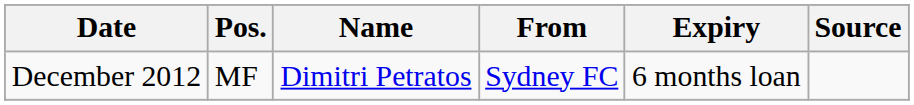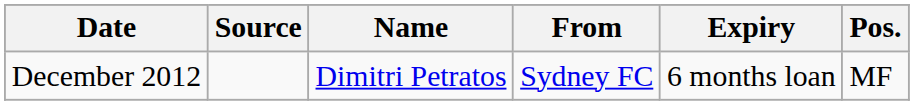columns swapped: (241, 28) <-> (858, 28)
